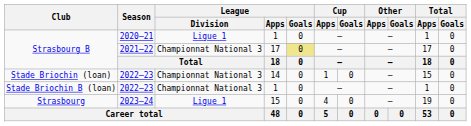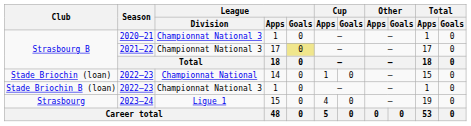(209, 37) Ligue 1 -> (210, 37) Championnat National 3
(210, 75) Championnat National 3 -> (209, 75) Championnat National
